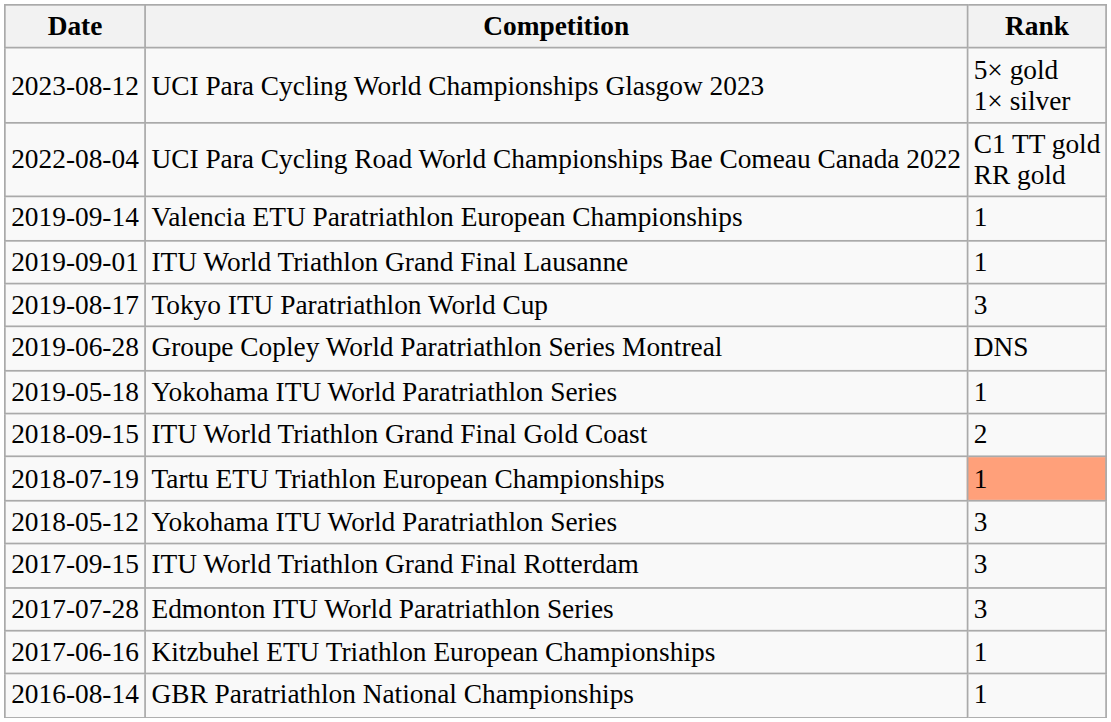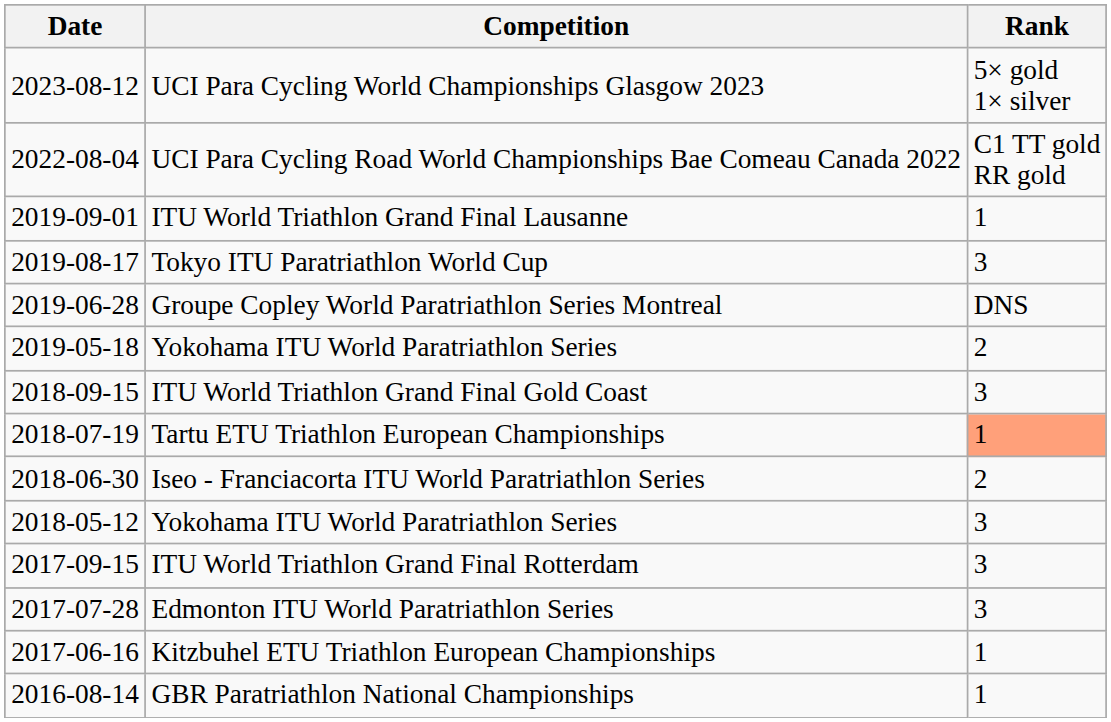- row: (75, 217)
(981, 391) 1 -> (981, 348) 2
(981, 434) 2 -> (981, 391) 3
+ row: (75, 478)
